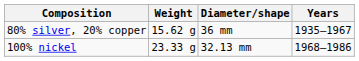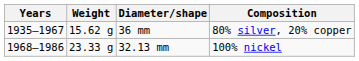columns swapped: (323, 13) <-> (77, 13)
